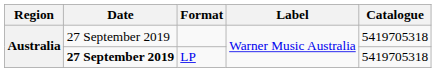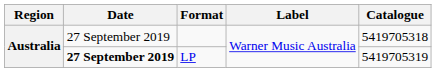(395, 57) 5419705318 -> (395, 57) 5419705319
